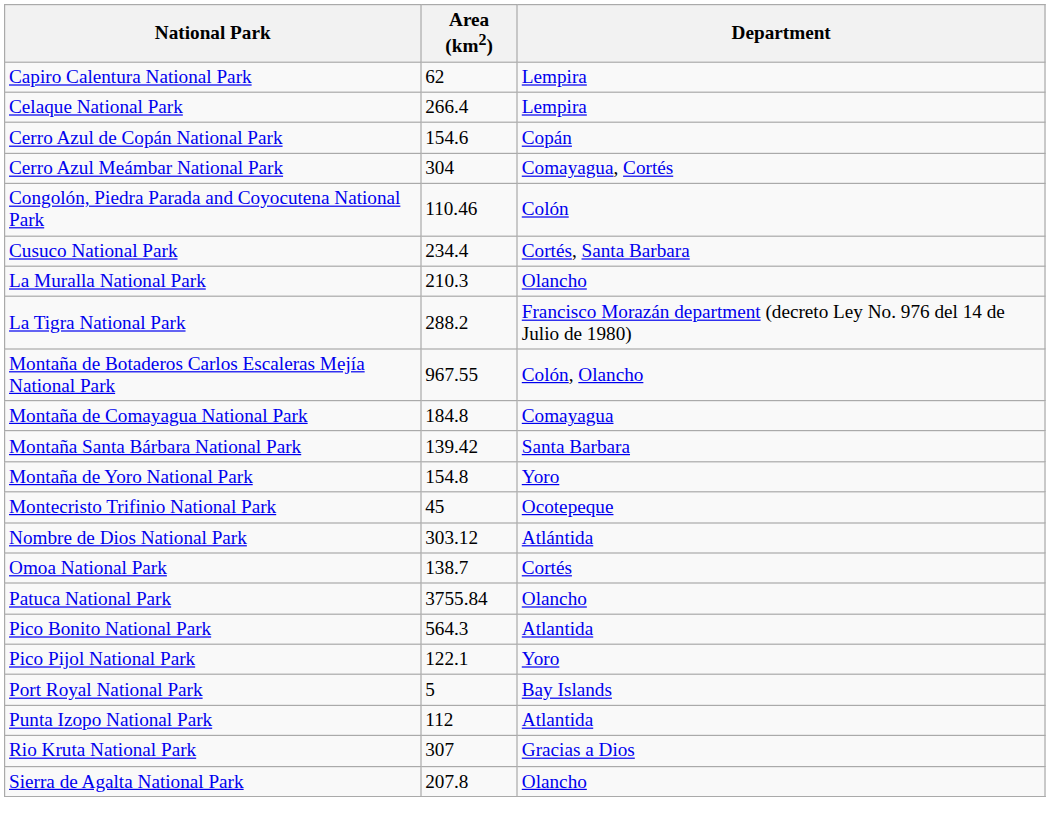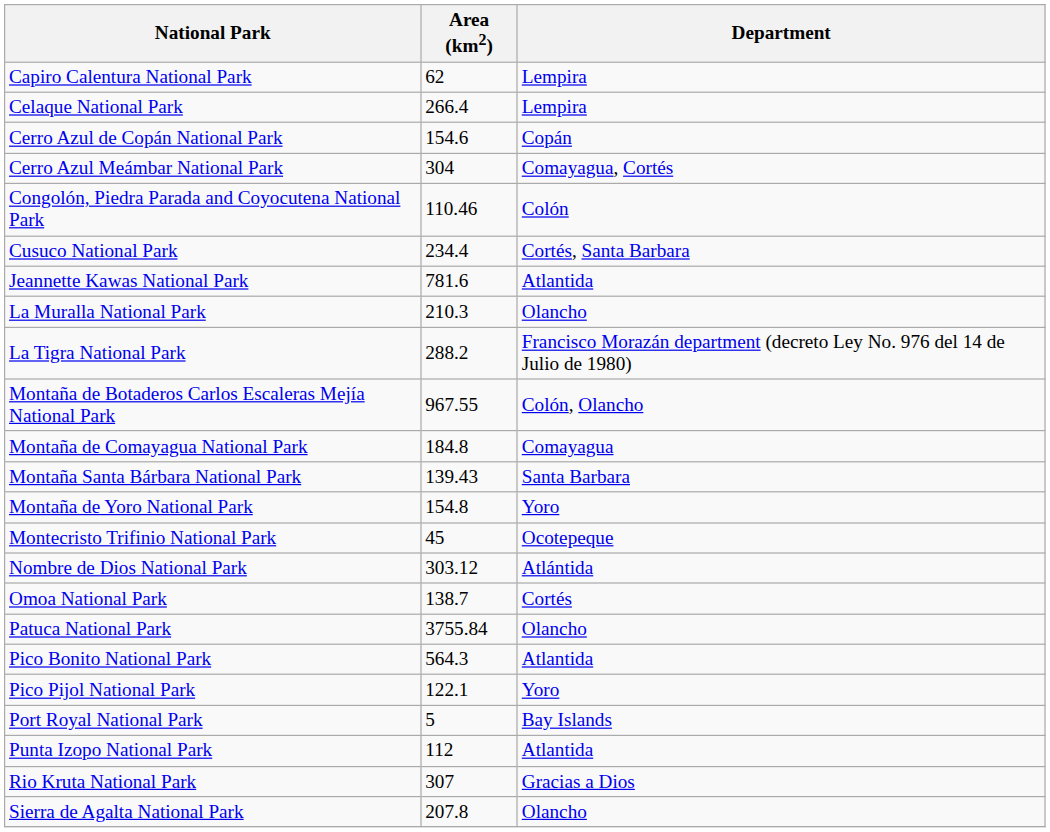+ row: (129, 281)
(452, 446) 139.42 -> (452, 476) 139.43
